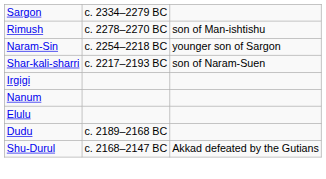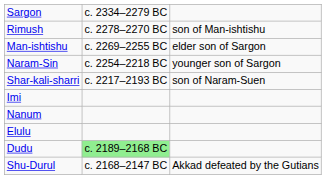+ row: (37, 47)
- row: (18, 81)
+ row: (14, 98)
(126, 132) no background -> (126, 149) lightgreen background
